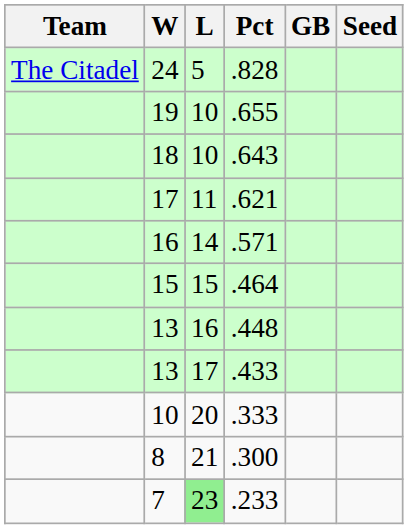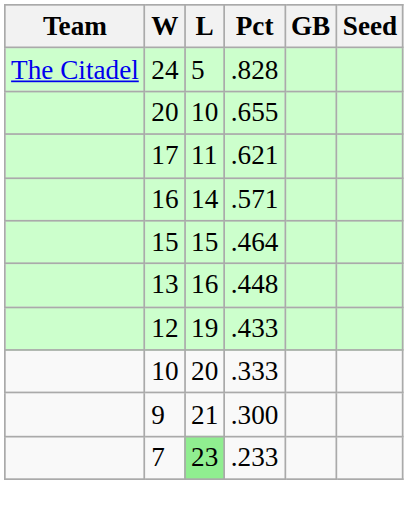(165, 112) 19 -> (165, 112) 20
- row: (255, 155)
(165, 371) 13 -> (165, 328) 12
(205, 371) 17 -> (205, 328) 19
(158, 457) 8 -> (158, 414) 9
